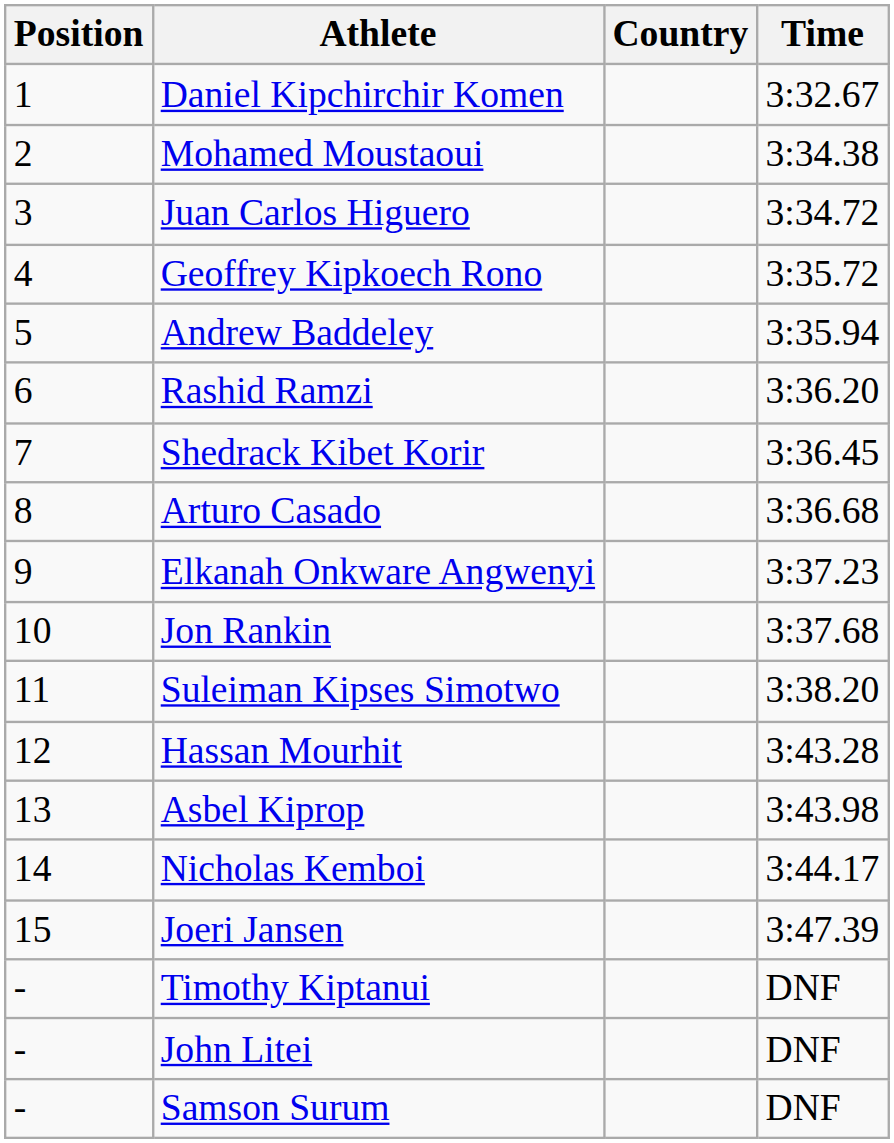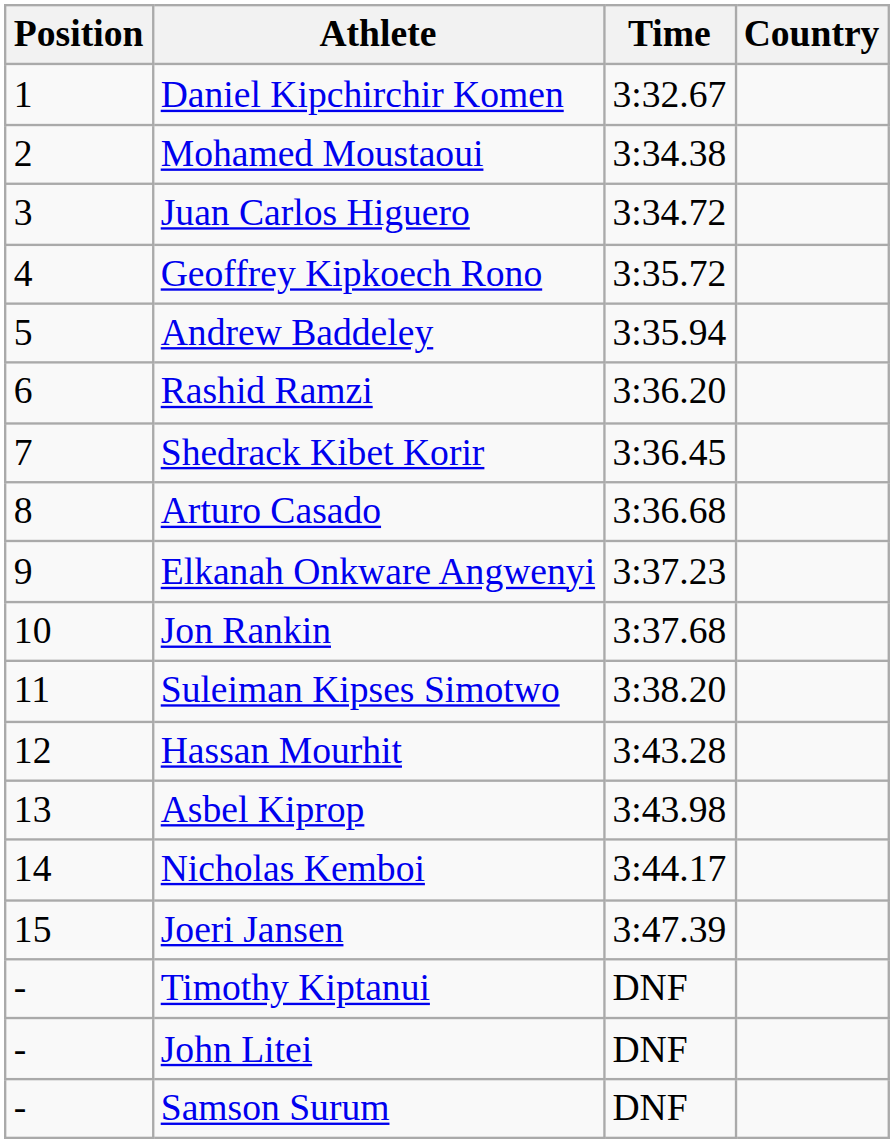columns swapped: (680, 34) <-> (822, 34)
